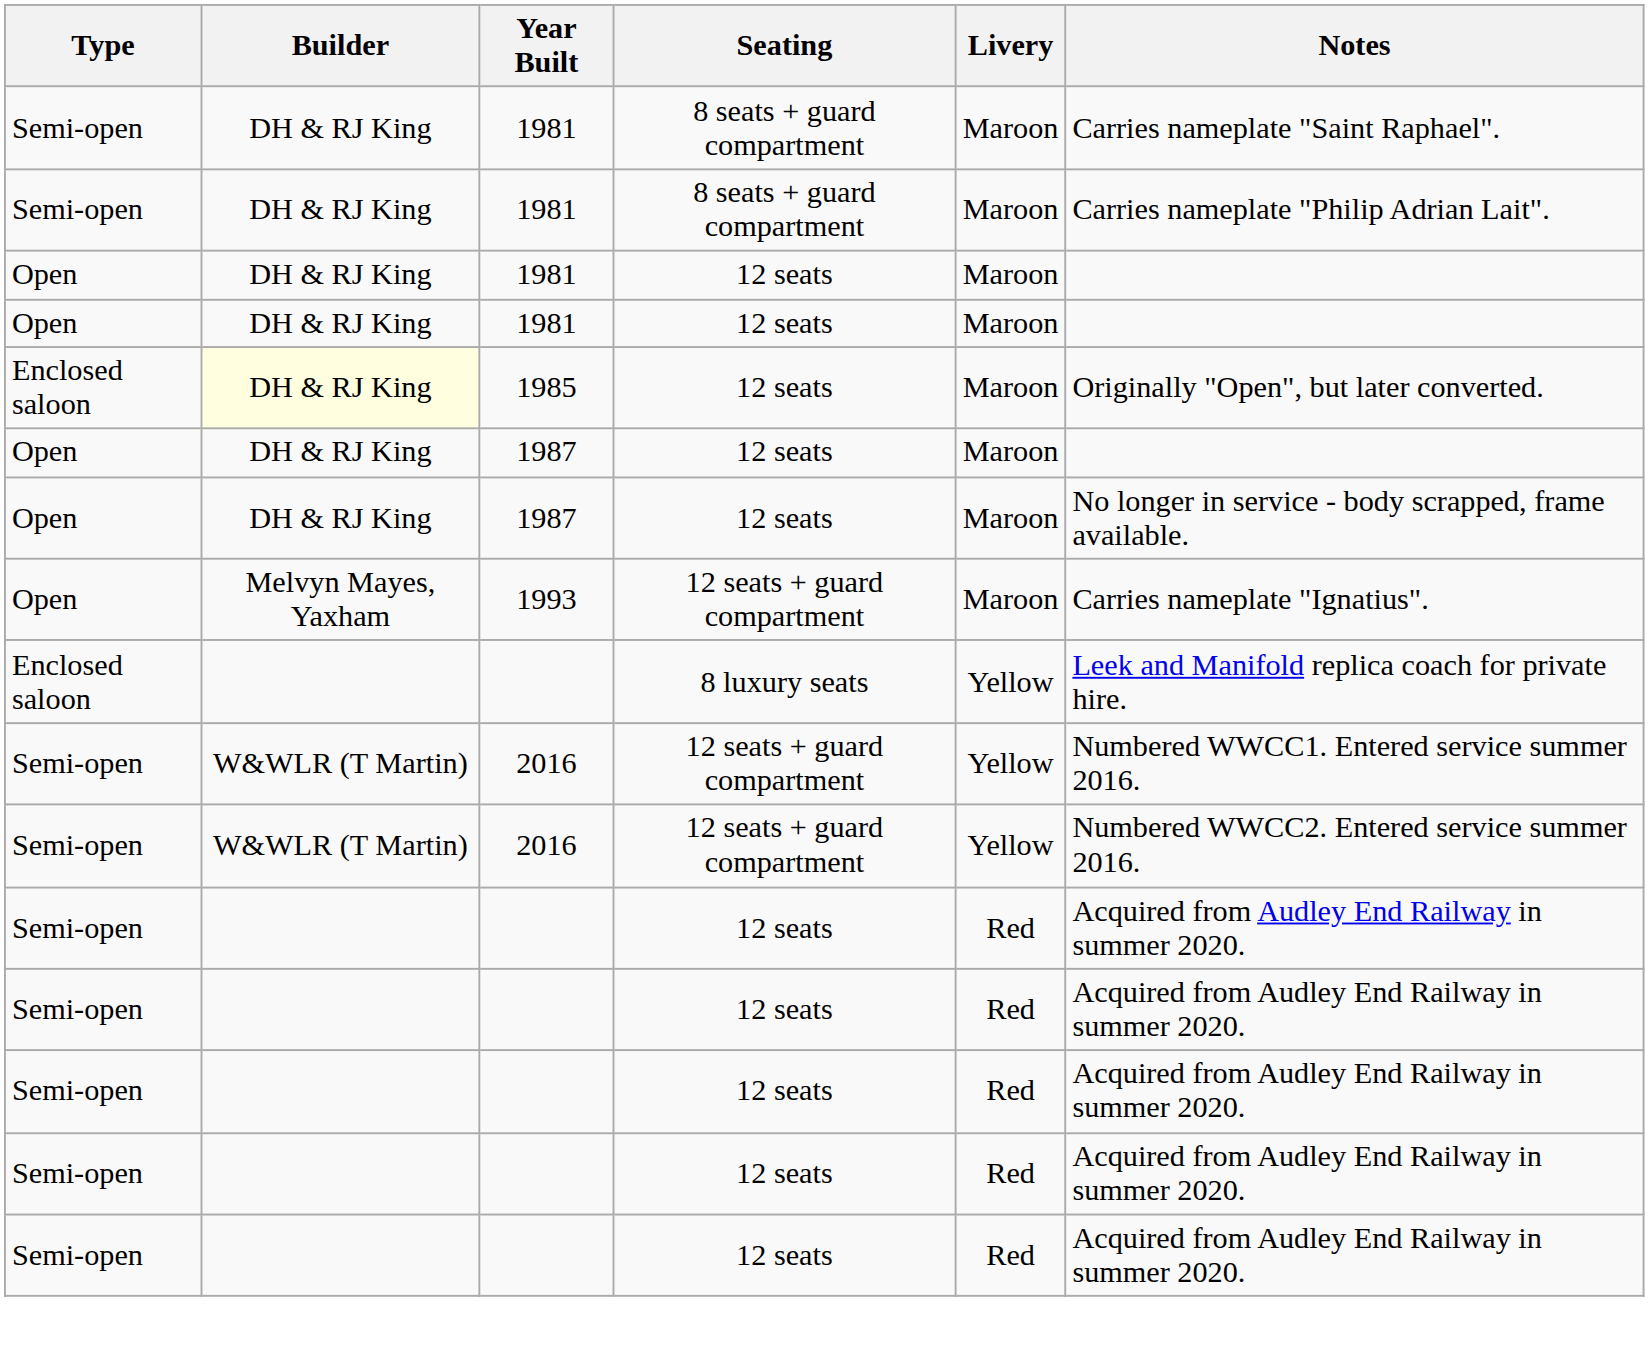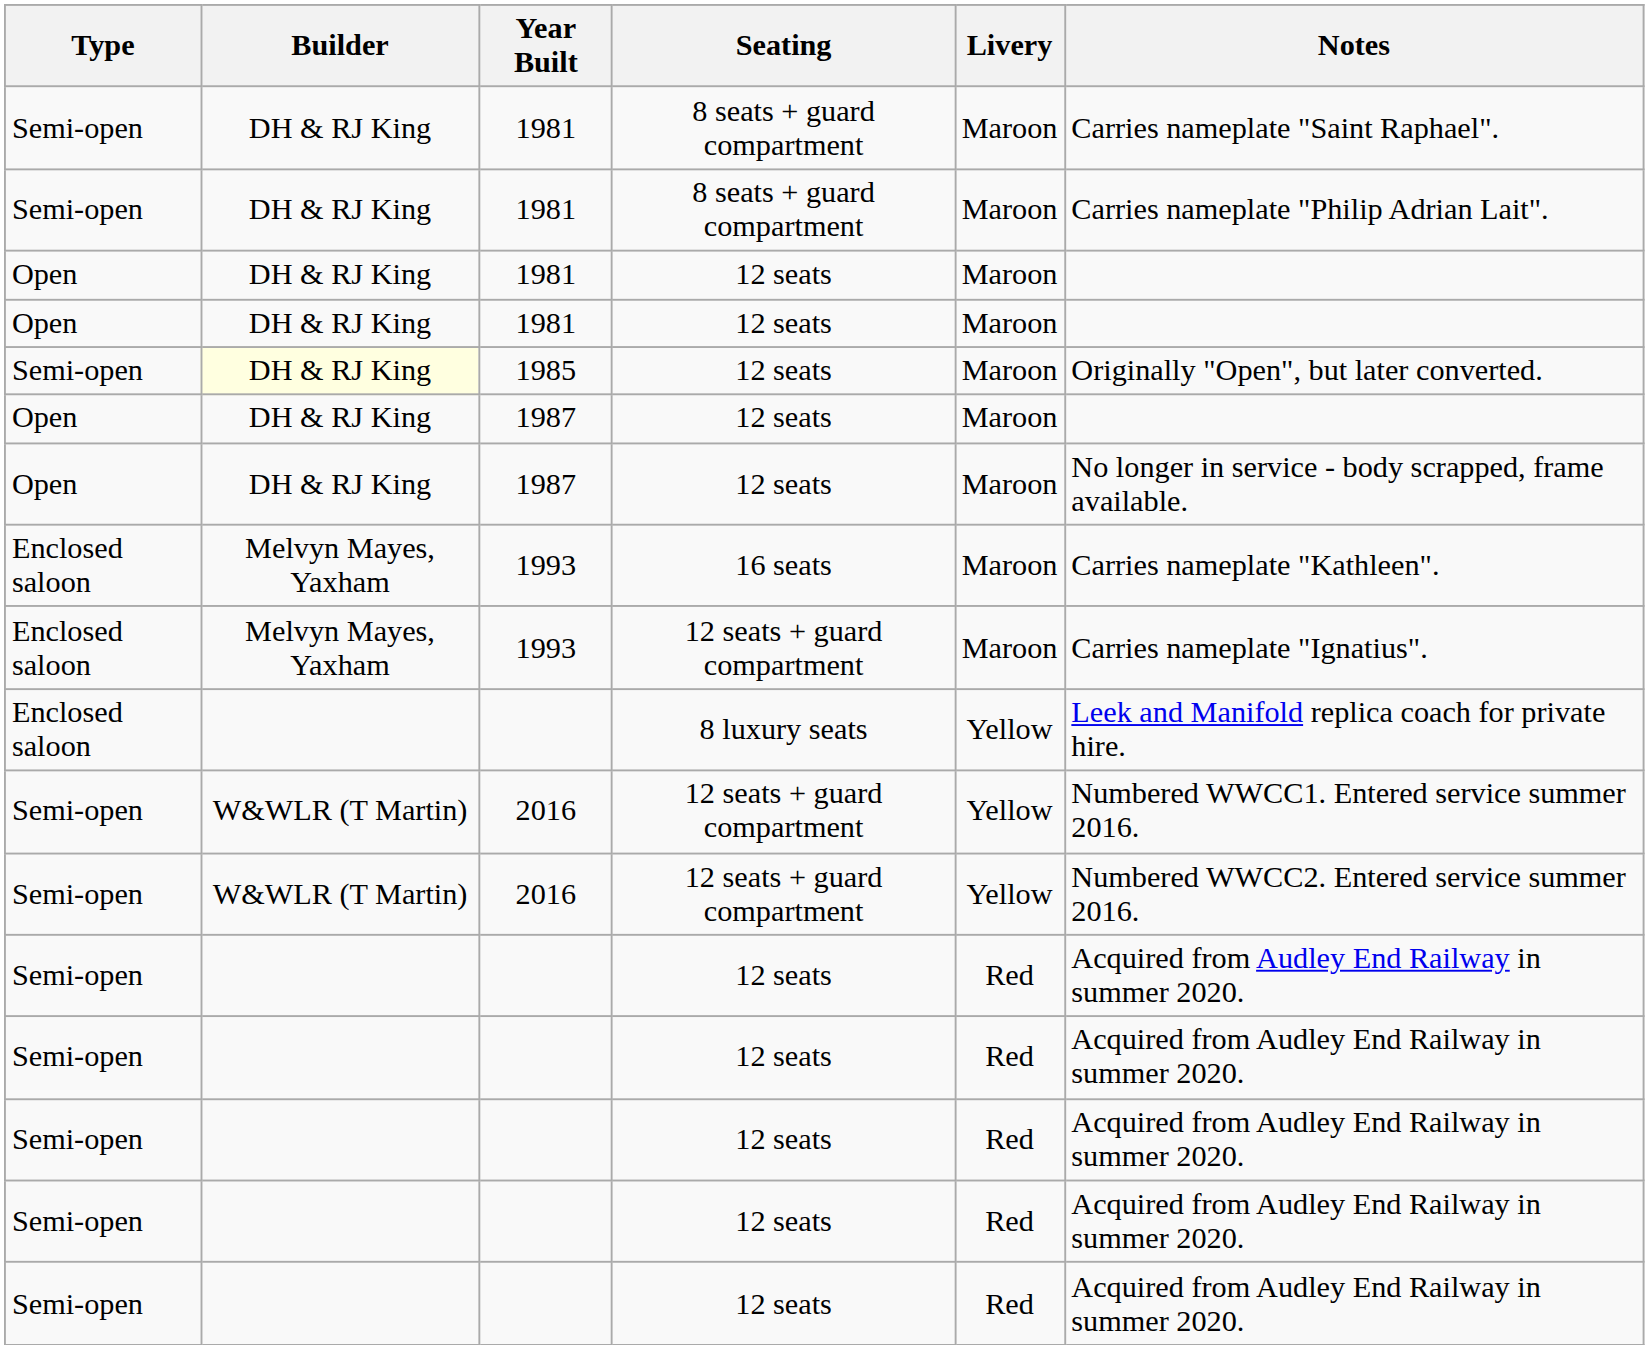(67, 387) Enclosed saloon -> (77, 370) Semi-open
+ row: (546, 565)
(45, 599) Open -> (67, 647) Enclosed saloon
